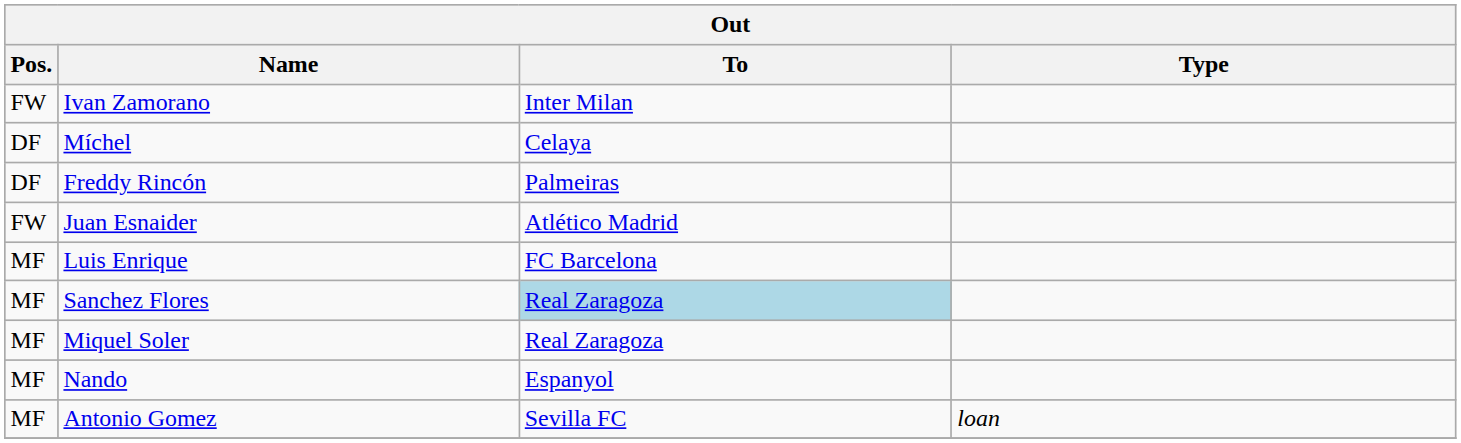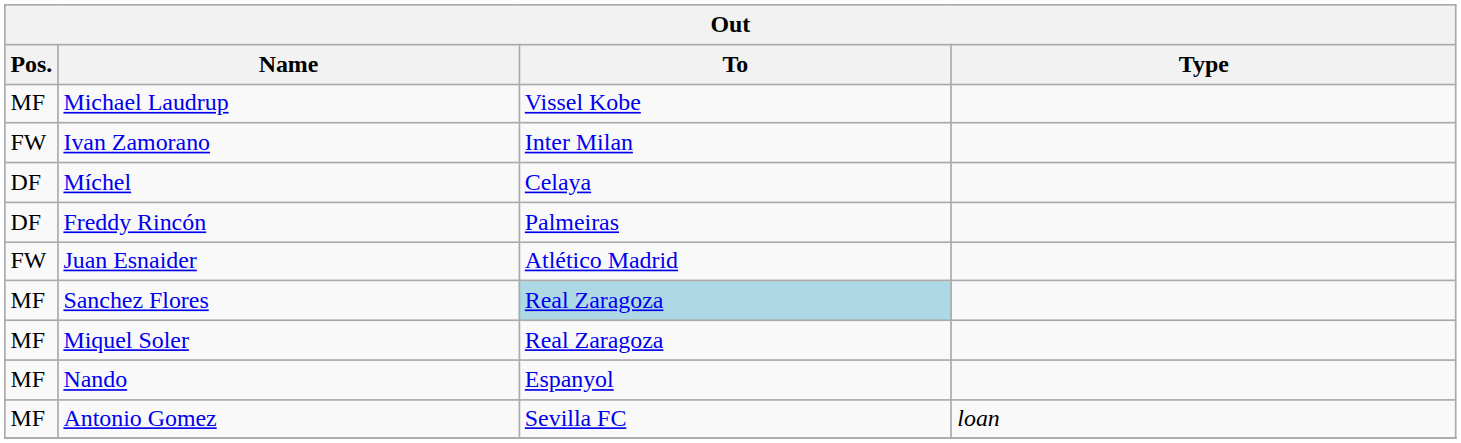+ row: (146, 103)
- row: (125, 261)
